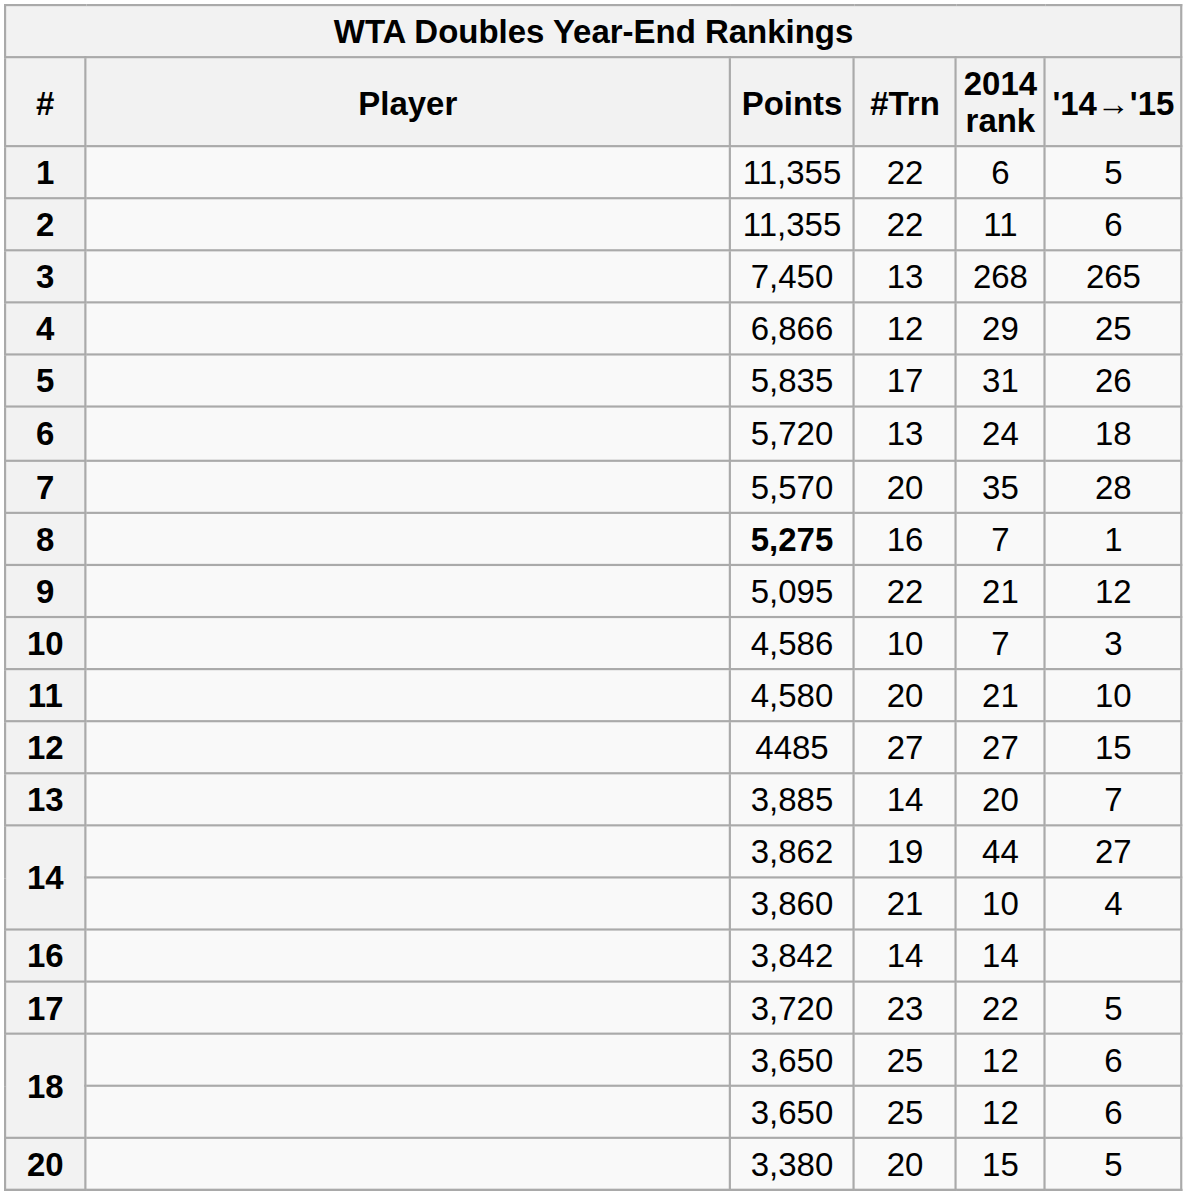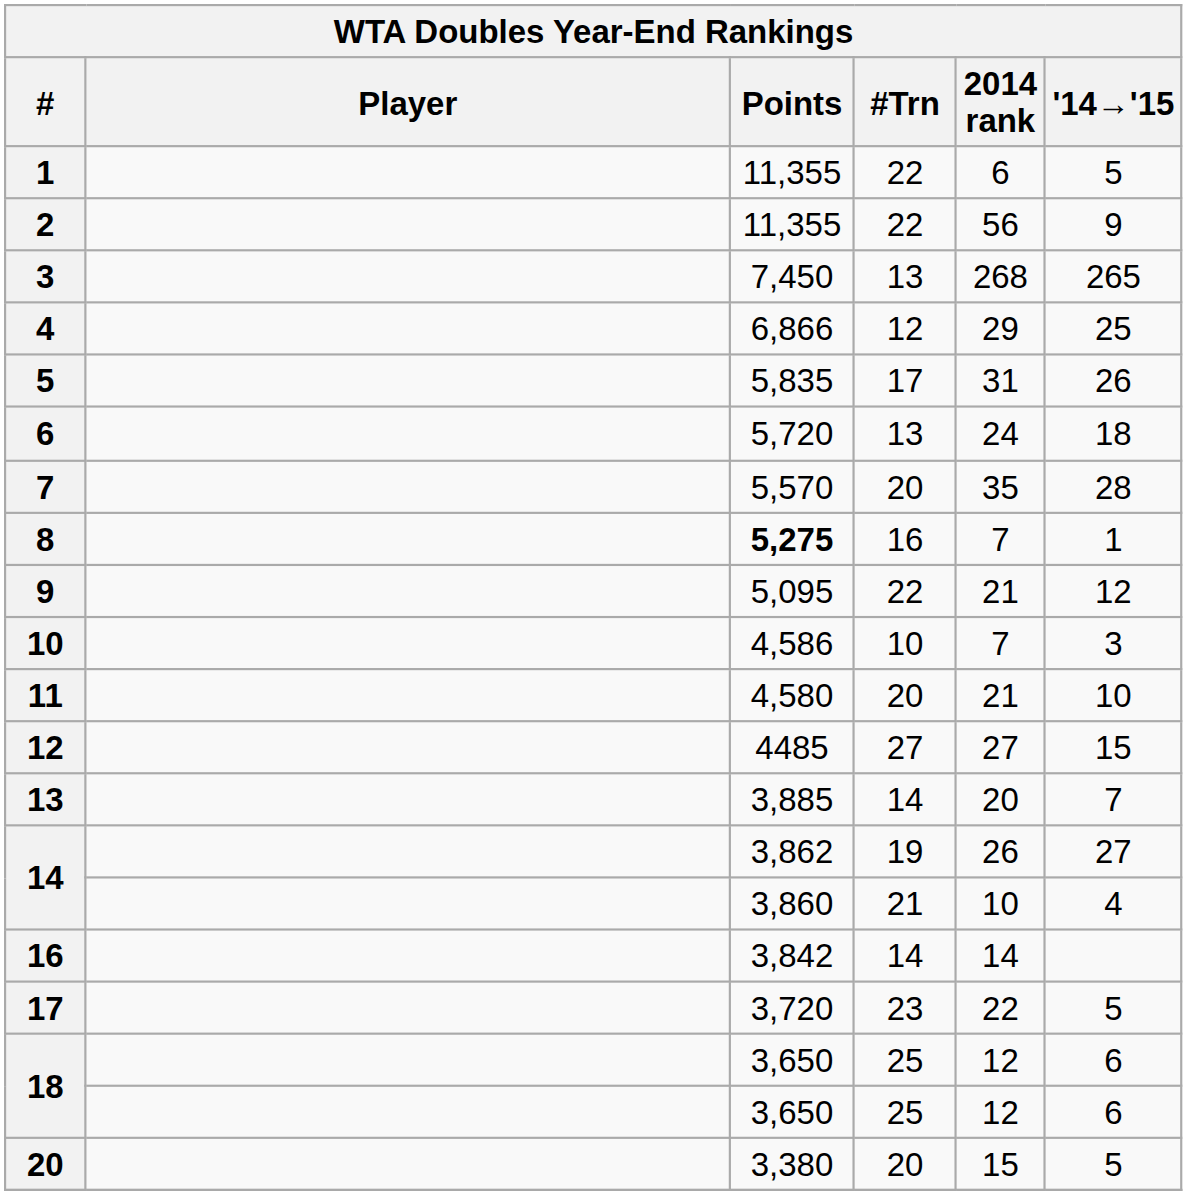(1000, 225) 11 -> (1000, 225) 56
(1113, 225) 6 -> (1113, 225) 9
(1000, 852) 44 -> (1000, 852) 26
